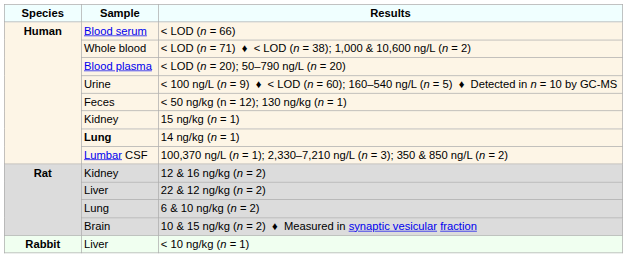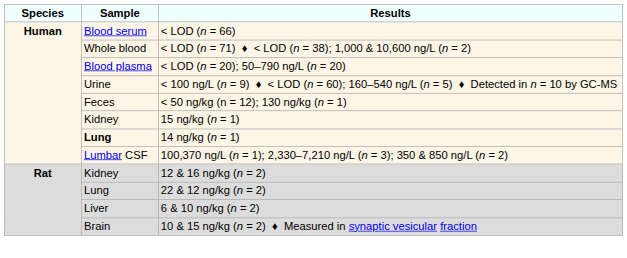(96, 191) Liver -> (96, 191) Lung
(96, 208) Lung -> (96, 208) Liver
- row: (205, 244)
